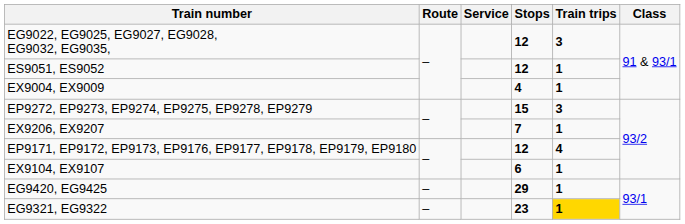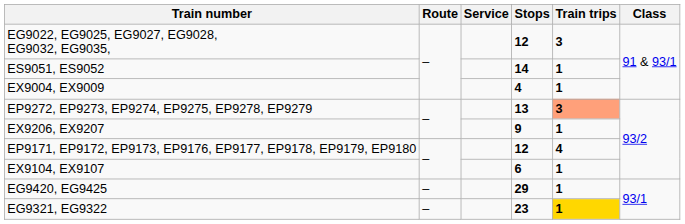(522, 68) 12 -> (522, 68) 14
(522, 108) 15 -> (522, 108) 13
(559, 108) no background -> (559, 108) lightsalmon background
(518, 128) 7 -> (518, 128) 9
